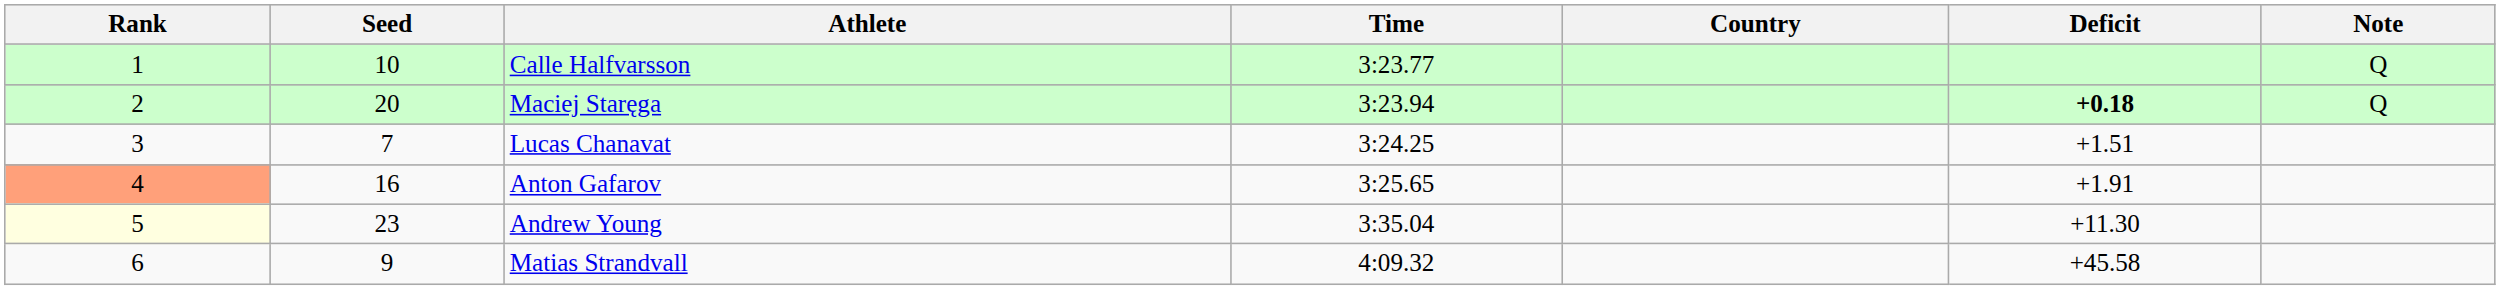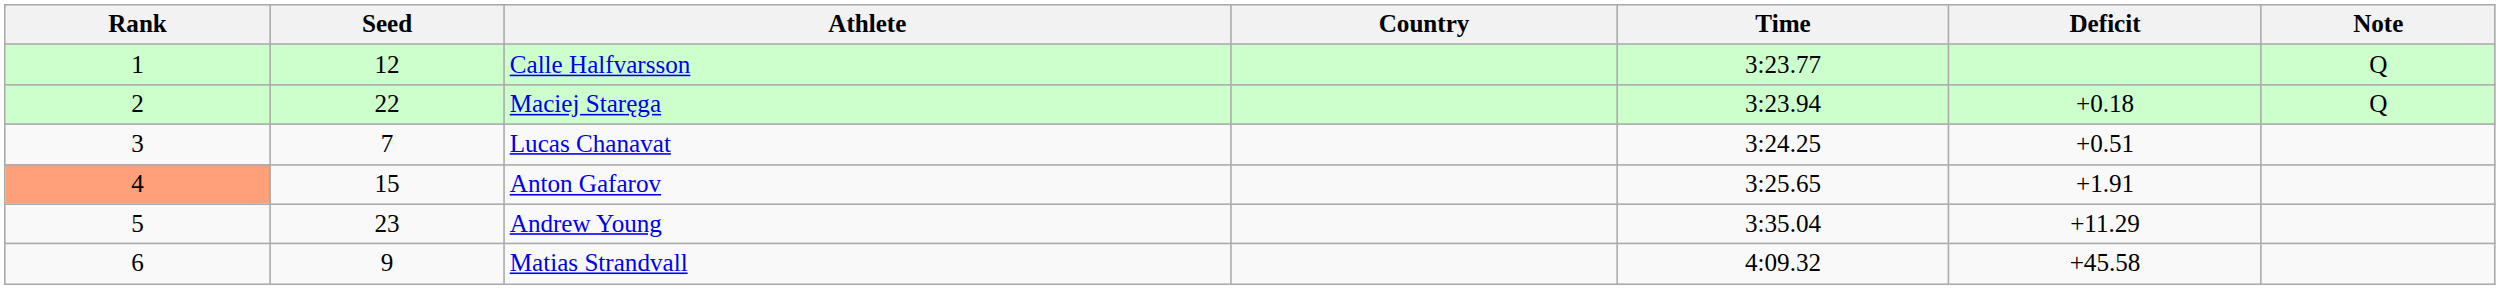columns swapped: (1755, 24) <-> (1396, 24)
(387, 64) 10 -> (387, 64) 12
(387, 104) 20 -> (387, 104) 22
(2105, 104) bold -> (2105, 104) normal
(2105, 143) +1.51 -> (2105, 143) +0.51
(387, 183) 16 -> (387, 183) 15
(138, 223) lightyellow background -> (138, 223) no background
(2105, 223) +11.30 -> (2105, 223) +11.29
